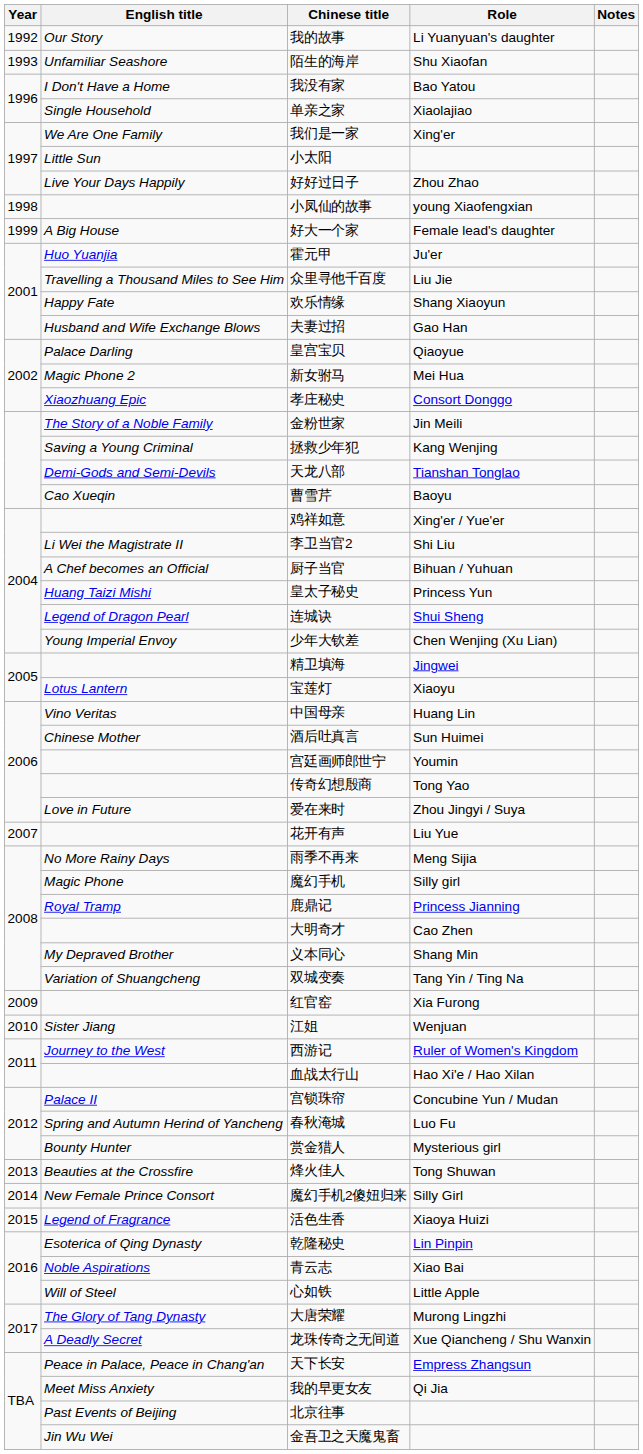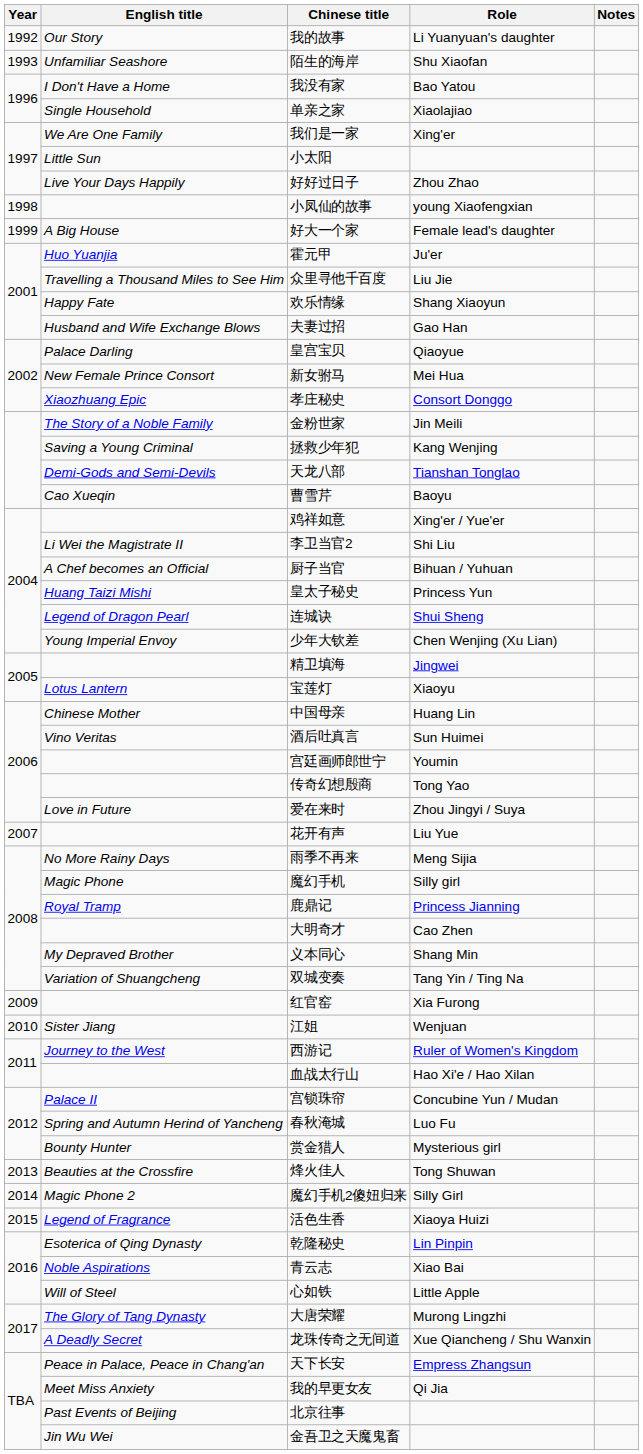(89, 375) Magic Phone 2 -> (129, 375) New Female Prince Consort
(80, 713) Vino Veritas -> (92, 713) Chinese Mother
(92, 737) Chinese Mother -> (80, 737) Vino Veritas
(129, 1195) New Female Prince Consort -> (89, 1195) Magic Phone 2
